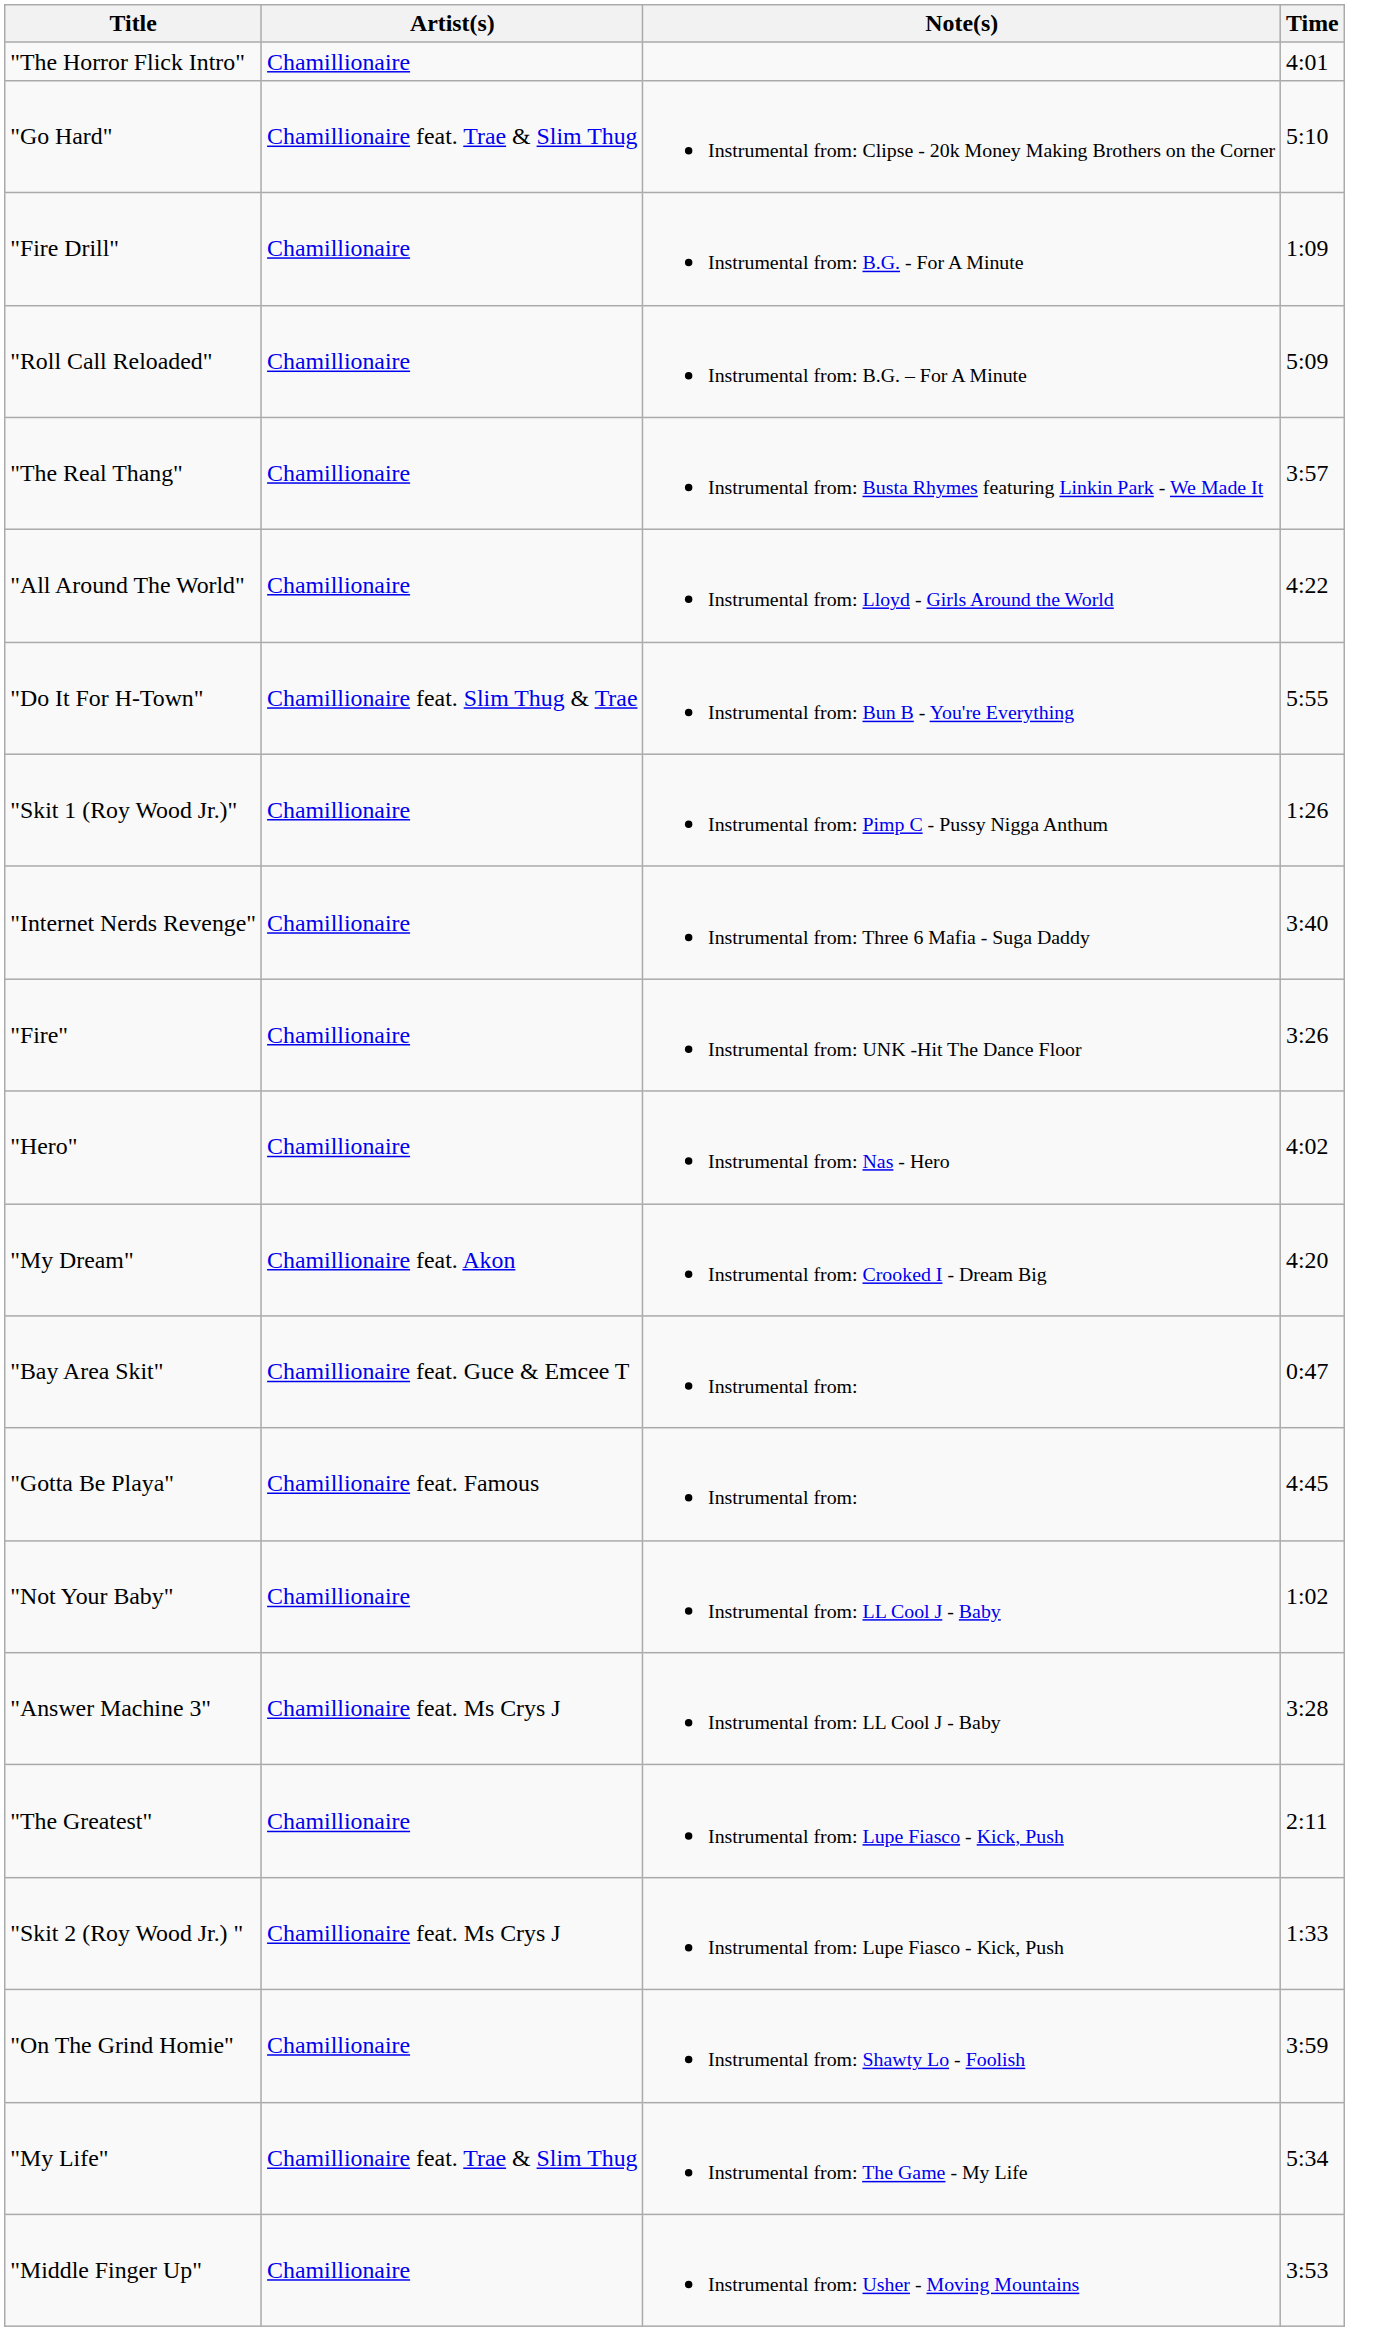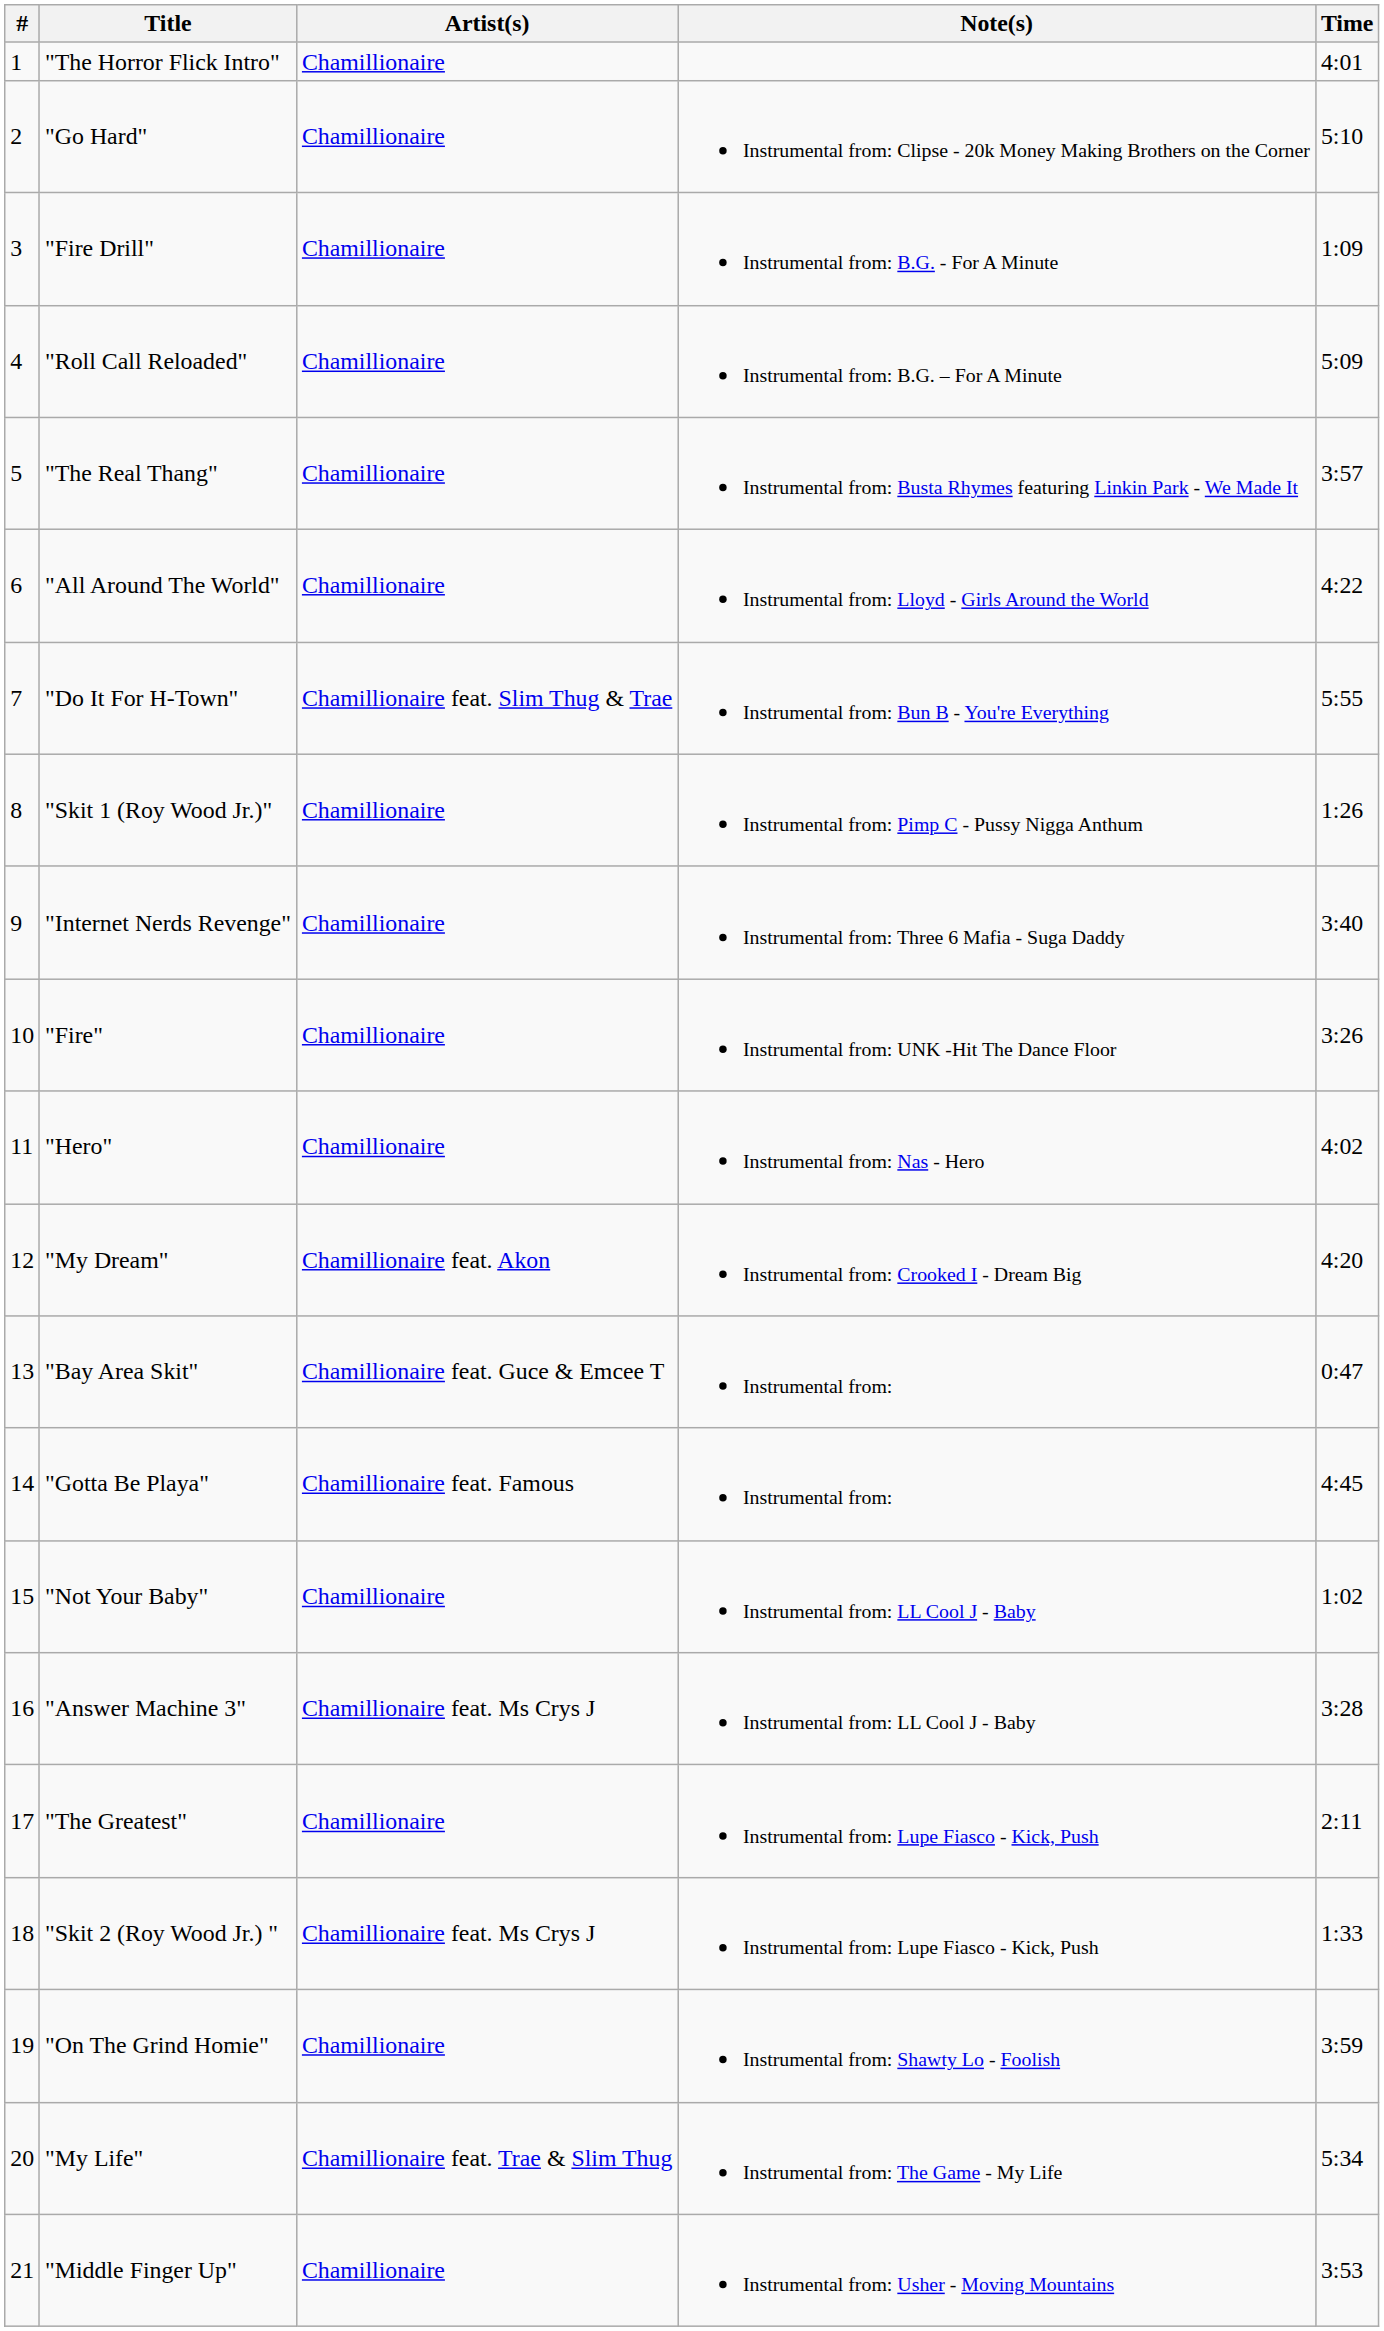+ column: (22, 23)
(452, 136) Chamillionaire feat. Trae & Slim Thug -> (373, 136) Chamillionaire
